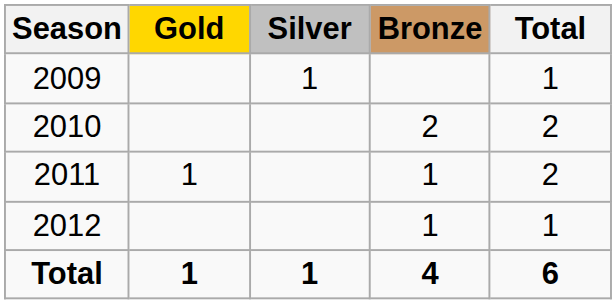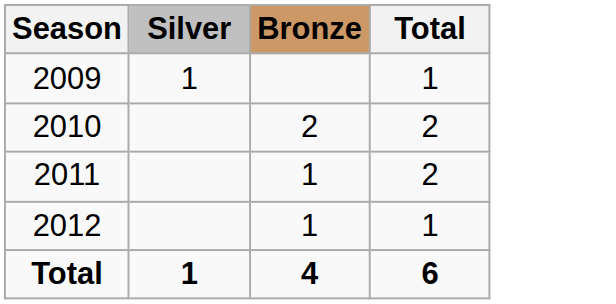- column: (189, 28)
